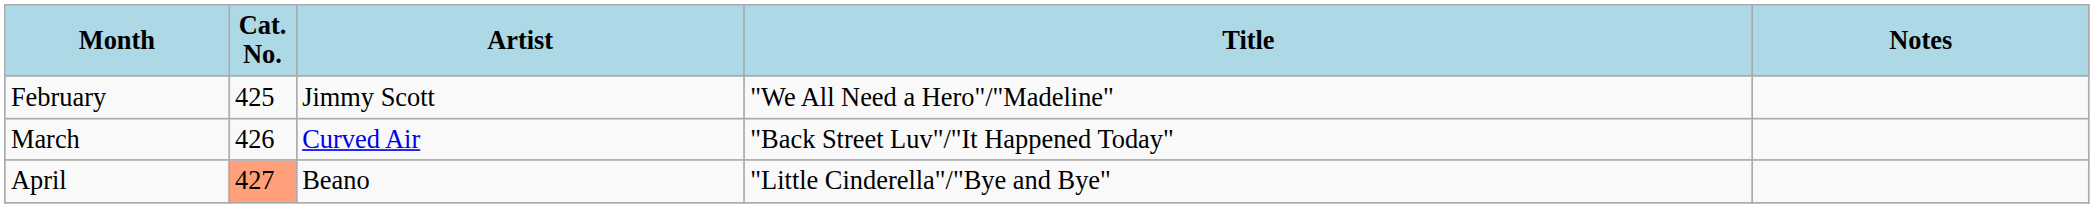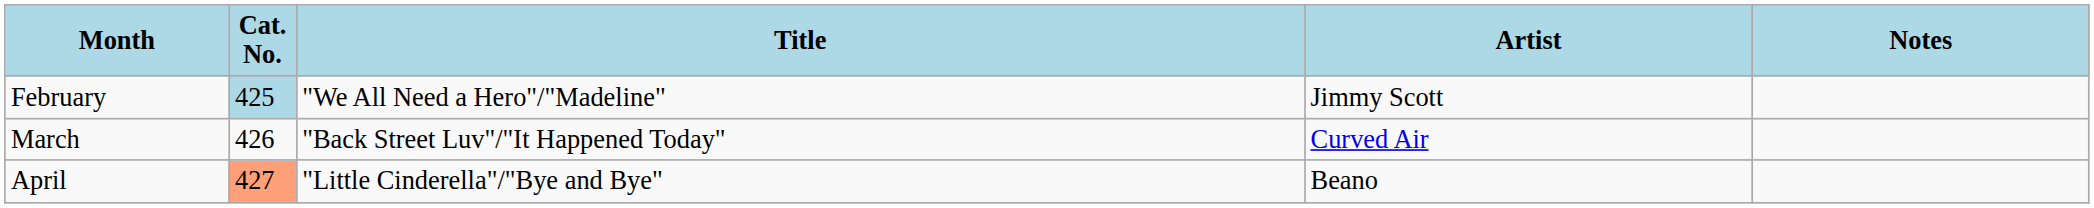columns swapped: (520, 40) <-> (1248, 40)
(255, 97) no background -> (255, 97) lightblue background
